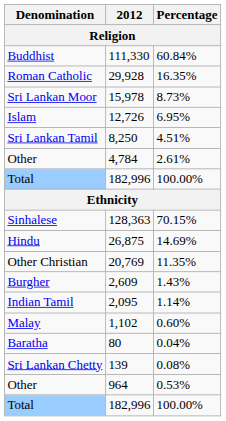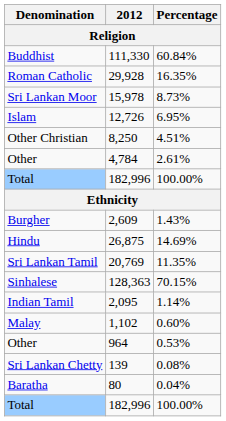(53, 138) Sri Lankan Tamil -> (48, 138) Other Christian
rows swapped: (129, 220) <-> (123, 281)
(48, 261) Other Christian -> (53, 261) Sri Lankan Tamil
rows swapped: (118, 384) <-> (115, 343)
